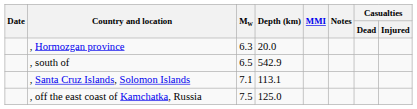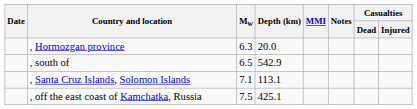(270, 96) 125.0 -> (270, 96) 425.1
